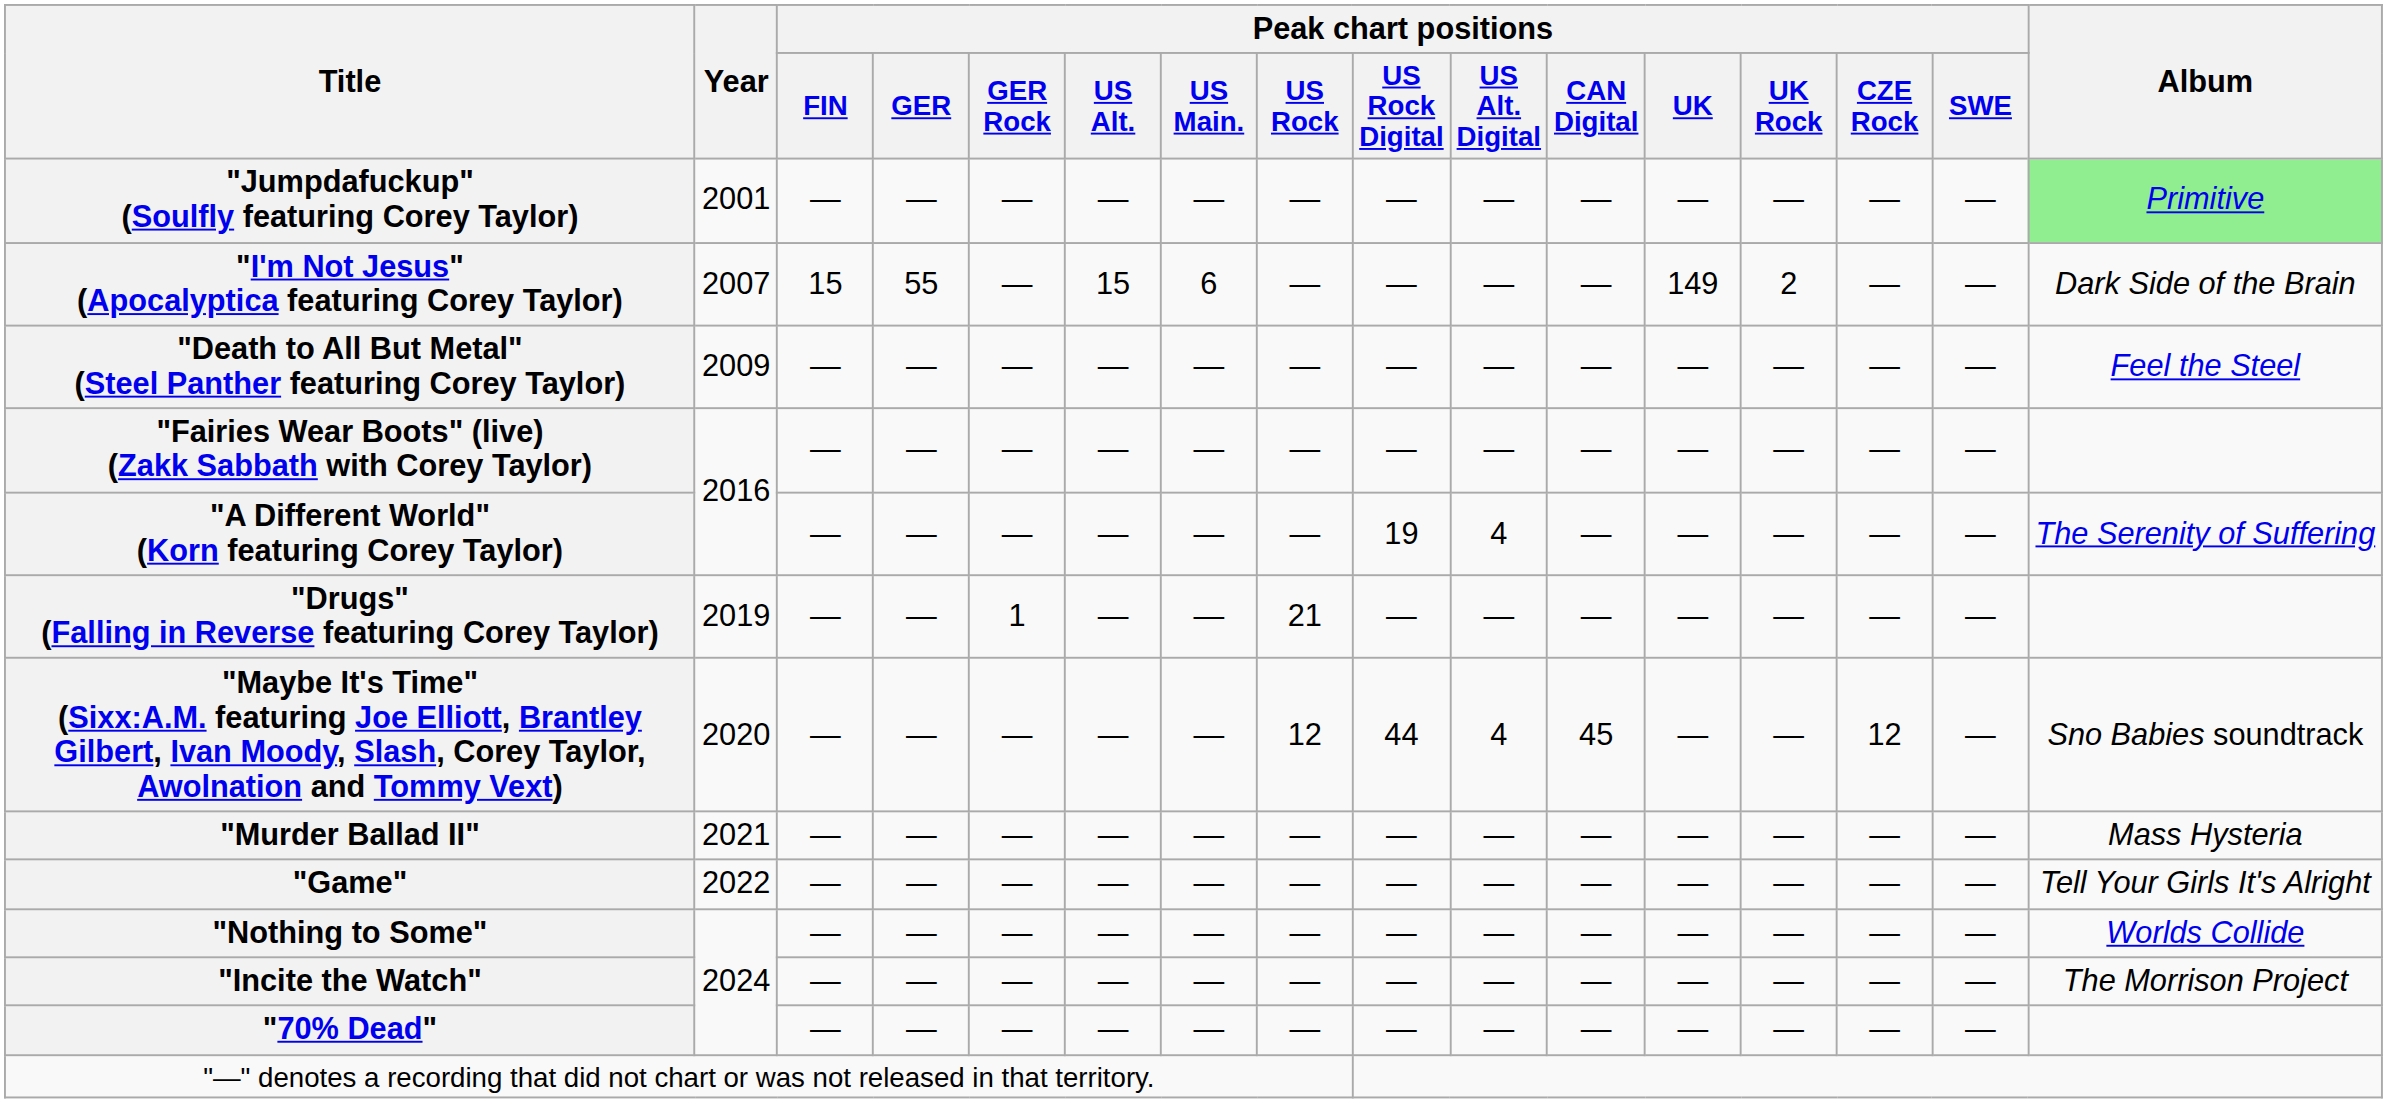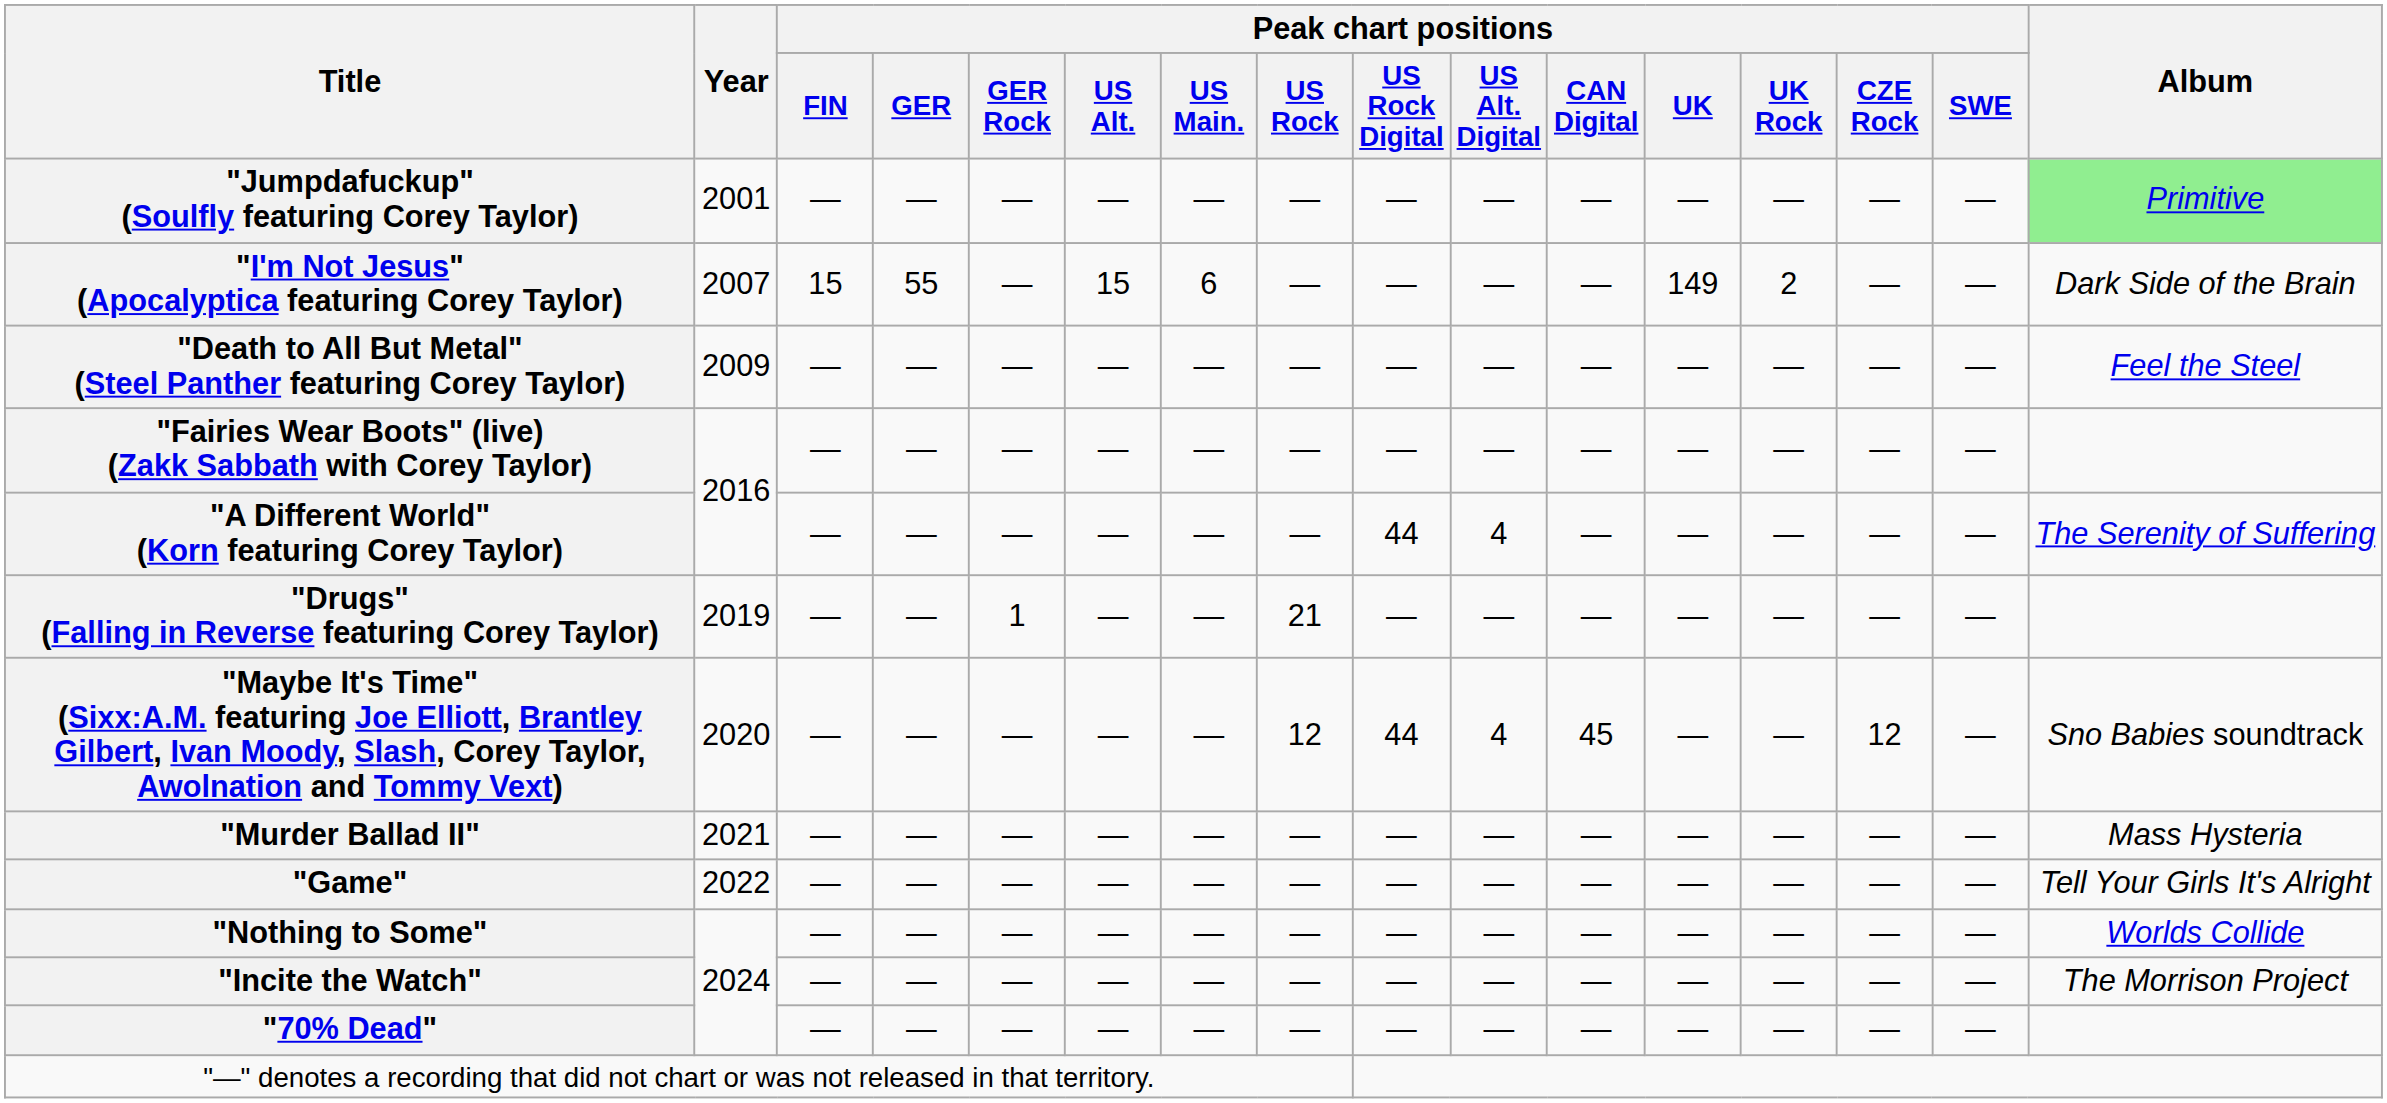(1401, 533) 19 -> (1401, 533) 44
